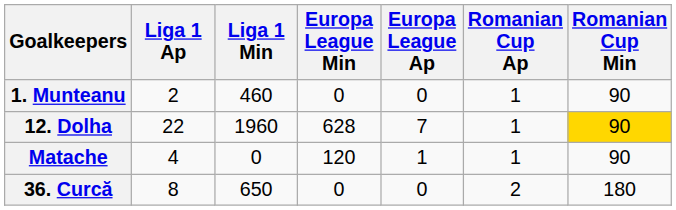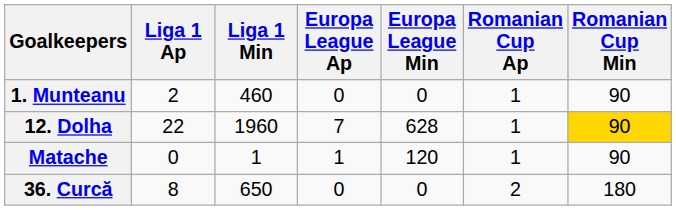columns swapped: (422, 42) <-> (339, 42)
(173, 158) 4 -> (173, 158) 0
(256, 158) 0 -> (256, 158) 1
